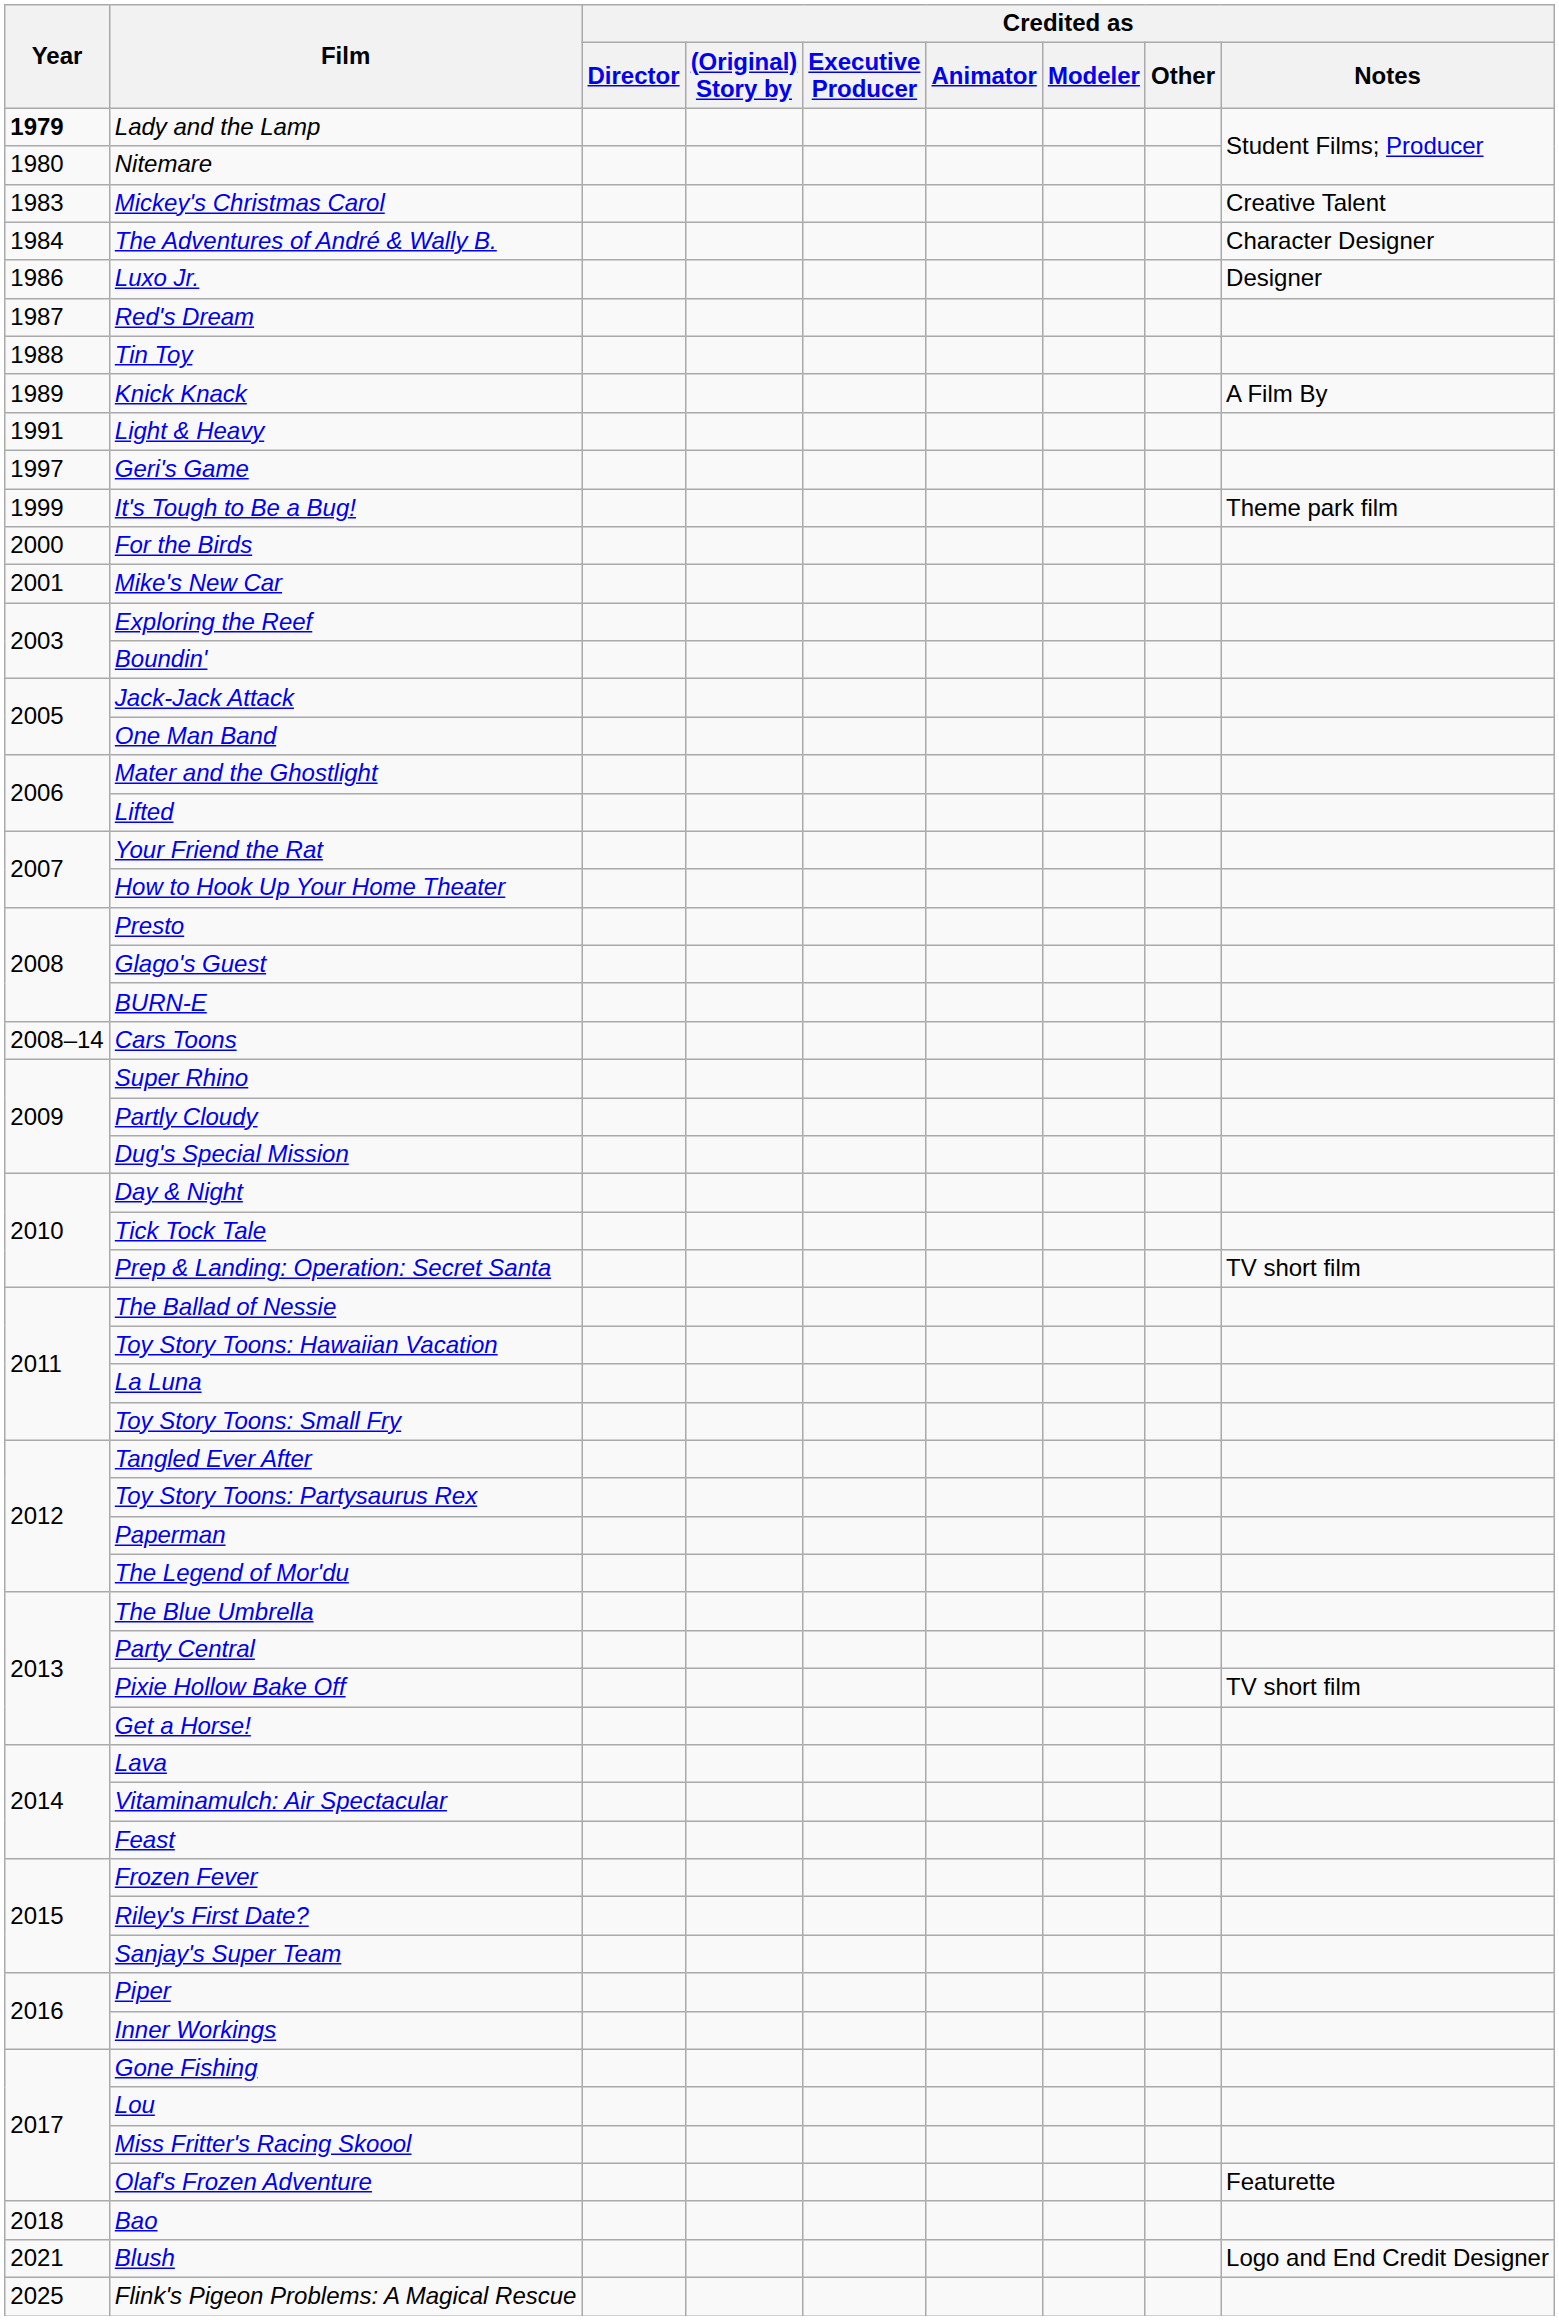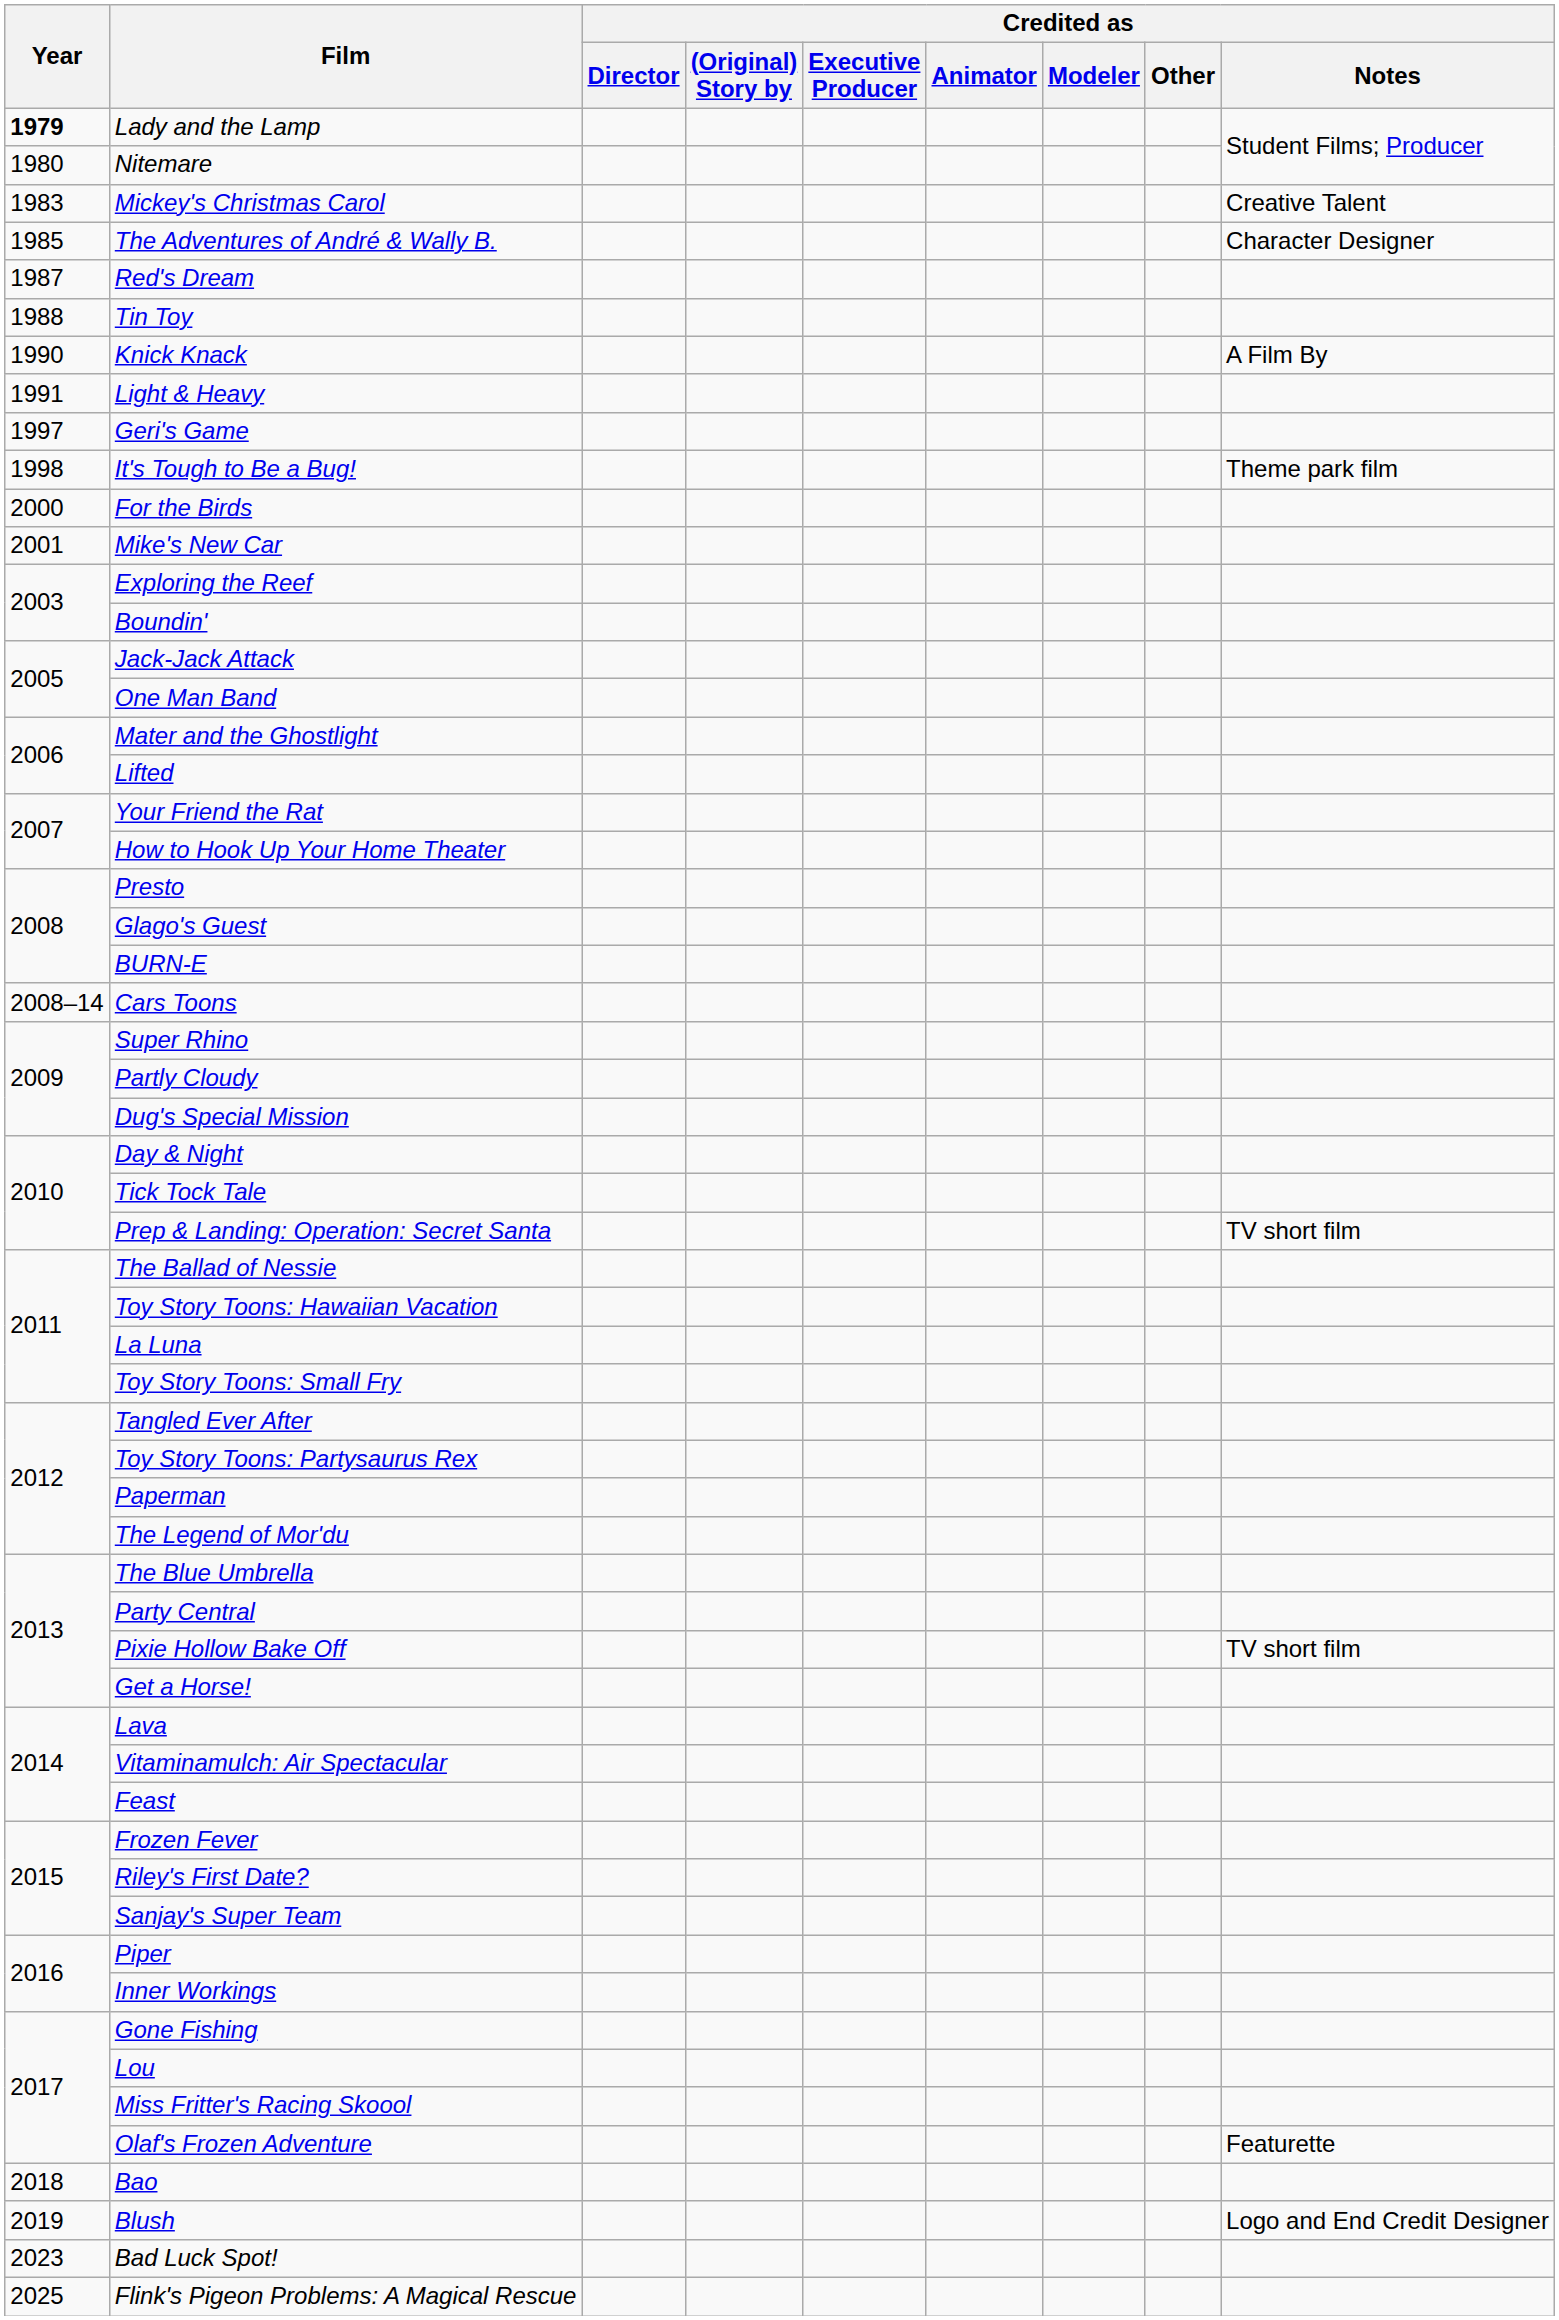(37, 240) 1984 -> (37, 240) 1985
- row: (157, 278)
(37, 393) 1989 -> (37, 355) 1990
(37, 507) 1999 -> (37, 469) 1998
(37, 2258) 2021 -> (37, 2220) 2019
+ row: (196, 2258)
